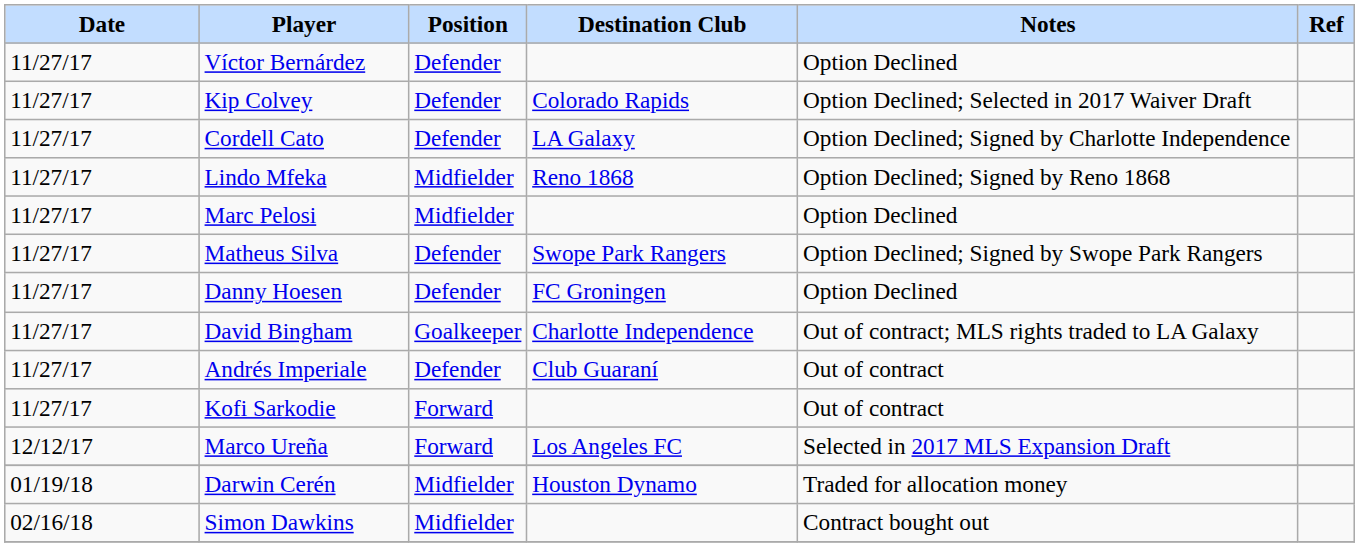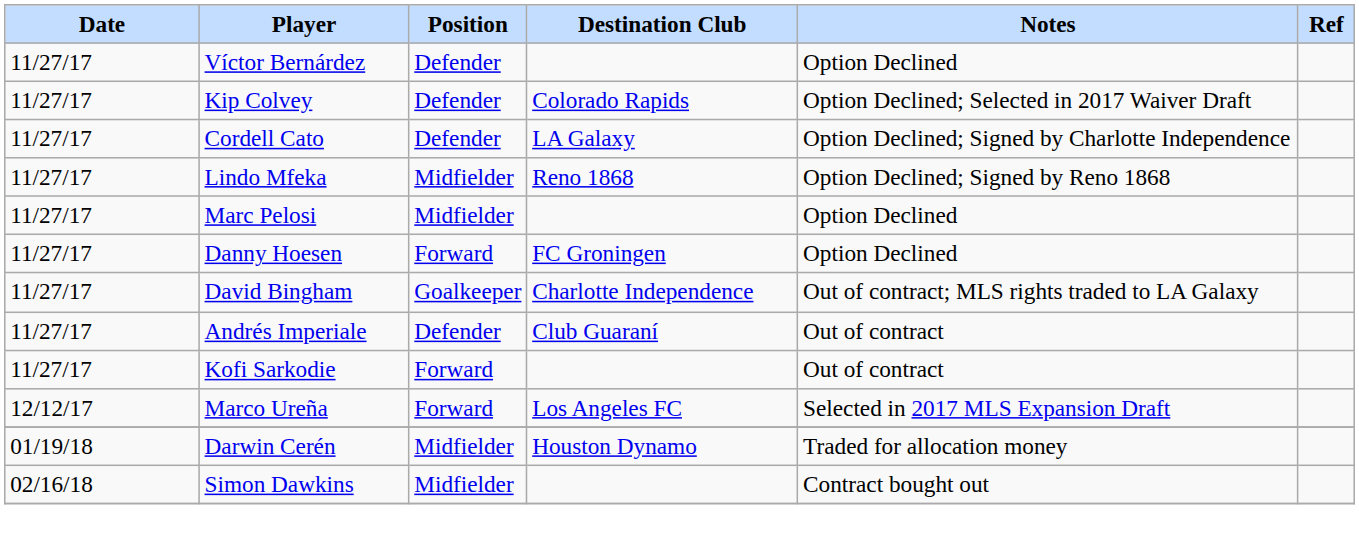- row: (271, 253)
(458, 292) Defender -> (454, 253) Forward
